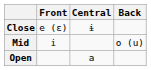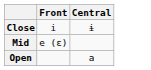- column: (130, 12)
(53, 27) e (ɛ) -> (53, 27) i
(53, 42) i -> (53, 42) e (ɛ)
